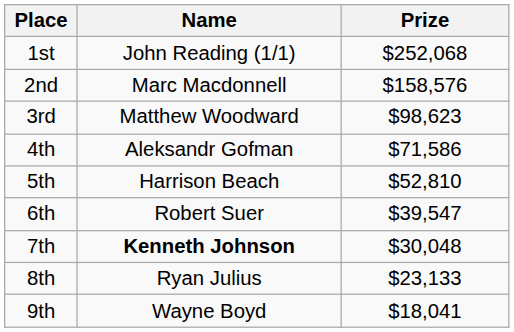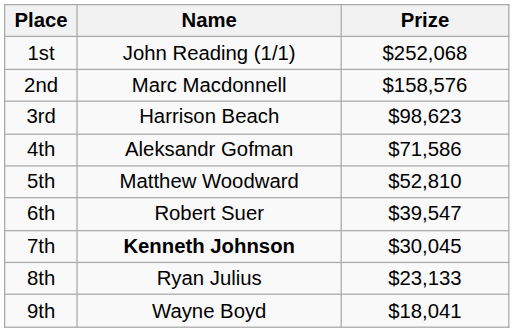(209, 117) Matthew Woodward -> (209, 117) Harrison Beach
(209, 181) Harrison Beach -> (209, 181) Matthew Woodward
(425, 246) $30,048 -> (425, 246) $30,045
